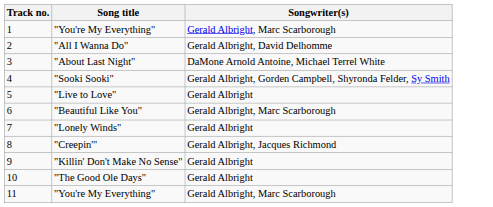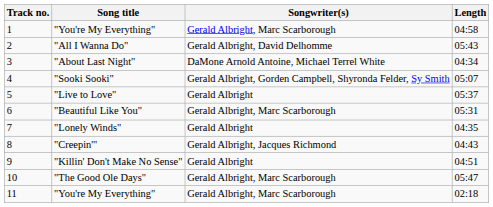+ column: (470, 12)
(220, 177) Gerald Albright -> (261, 177) Gerald Albright, Marc Scarborough
